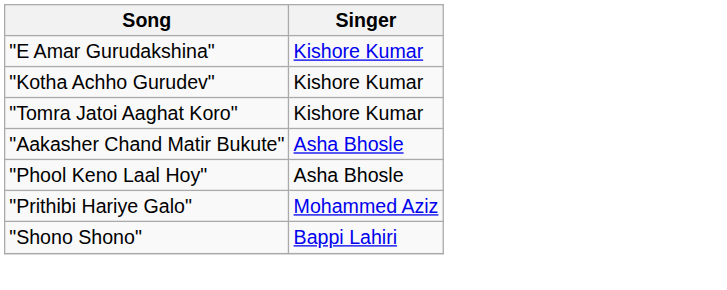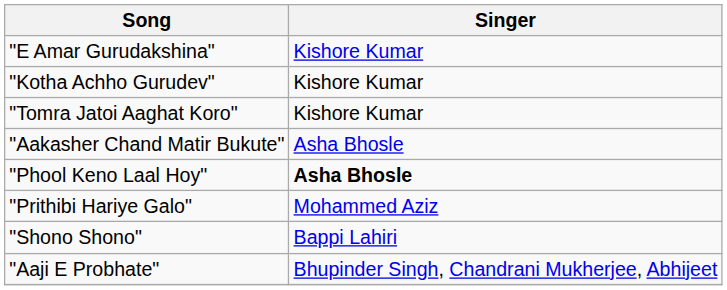(349, 176) normal -> (353, 176) bold
+ row: (84, 269)
